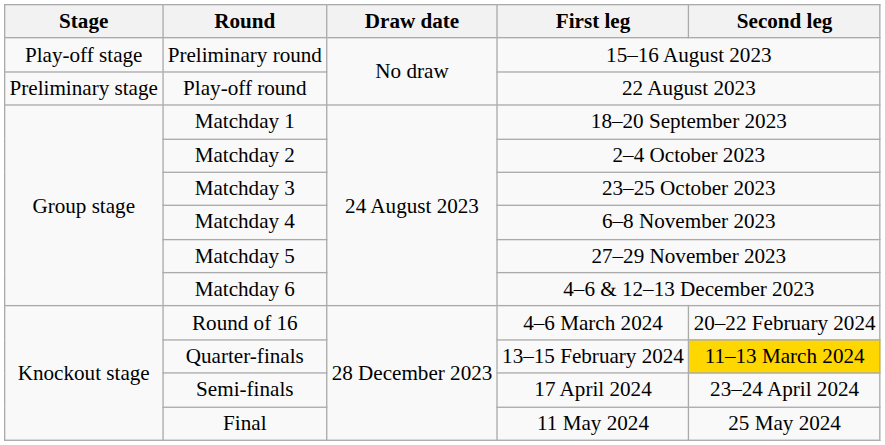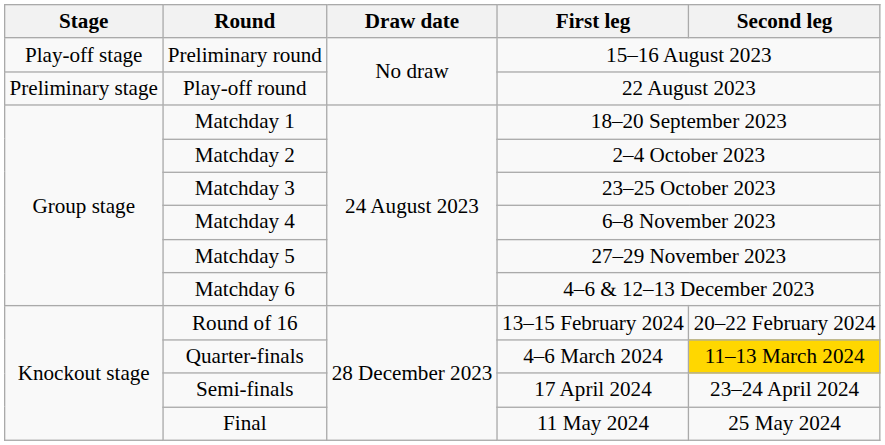(593, 322) 4–6 March 2024 -> (593, 322) 13–15 February 2024
(593, 356) 13–15 February 2024 -> (593, 356) 4–6 March 2024
